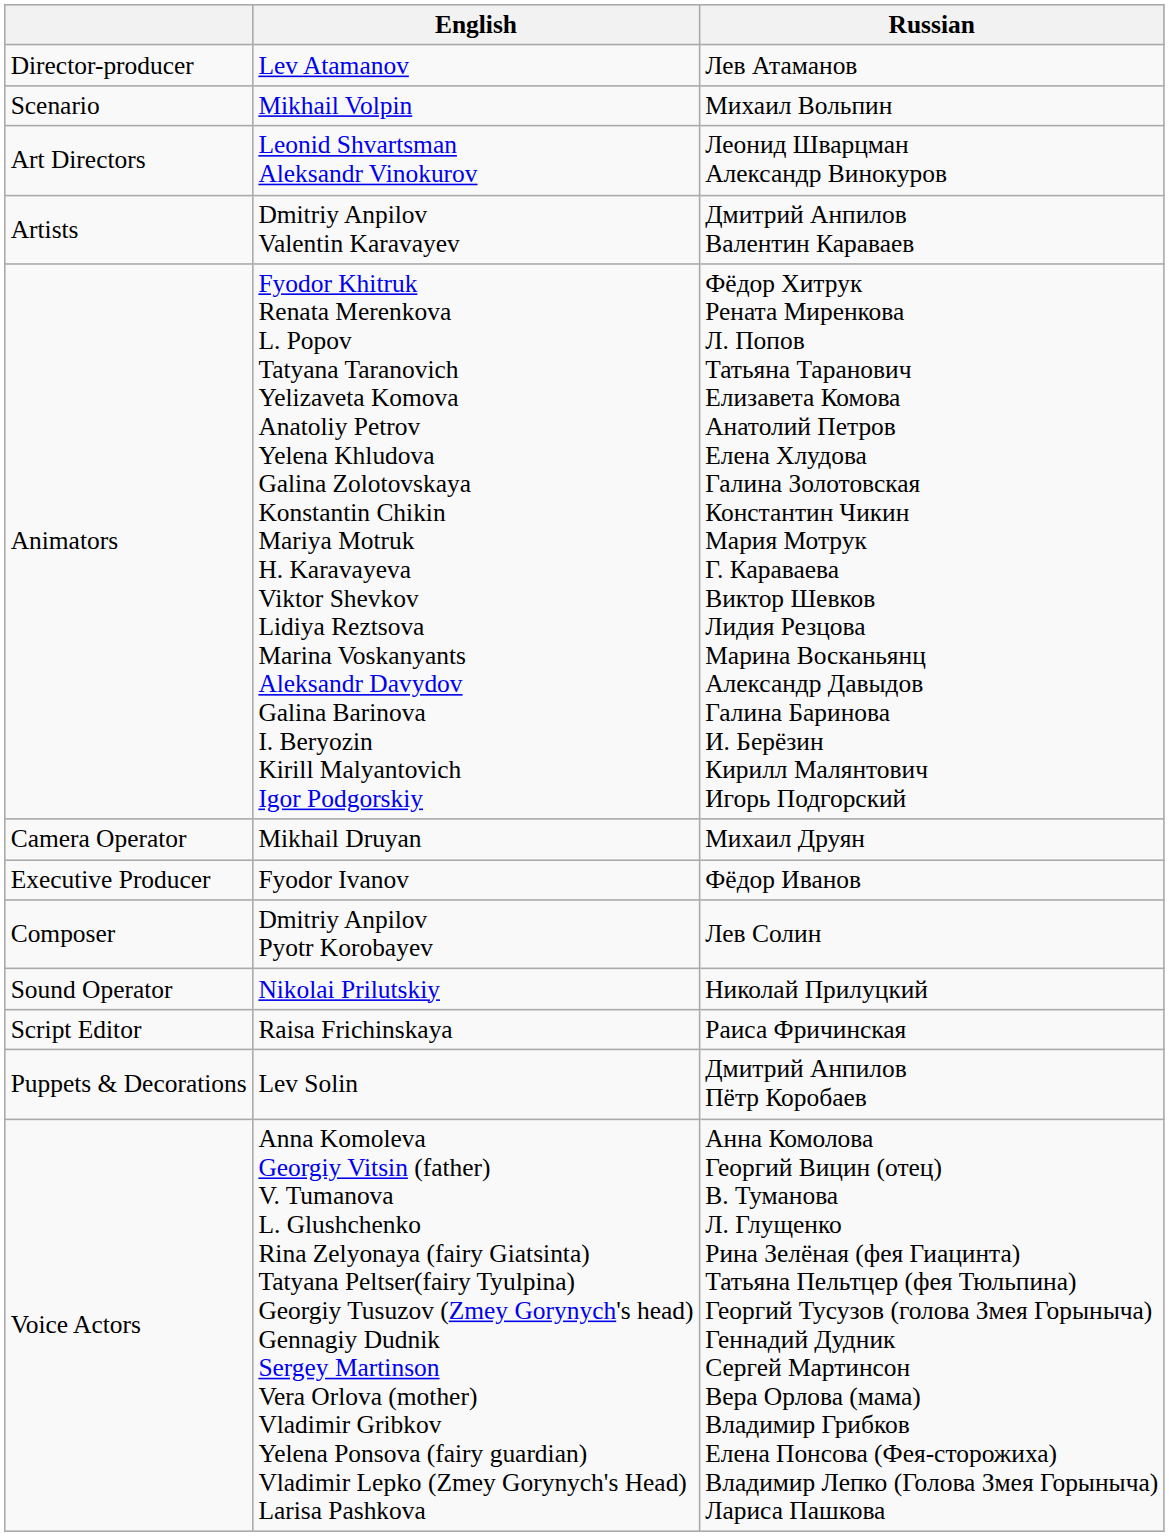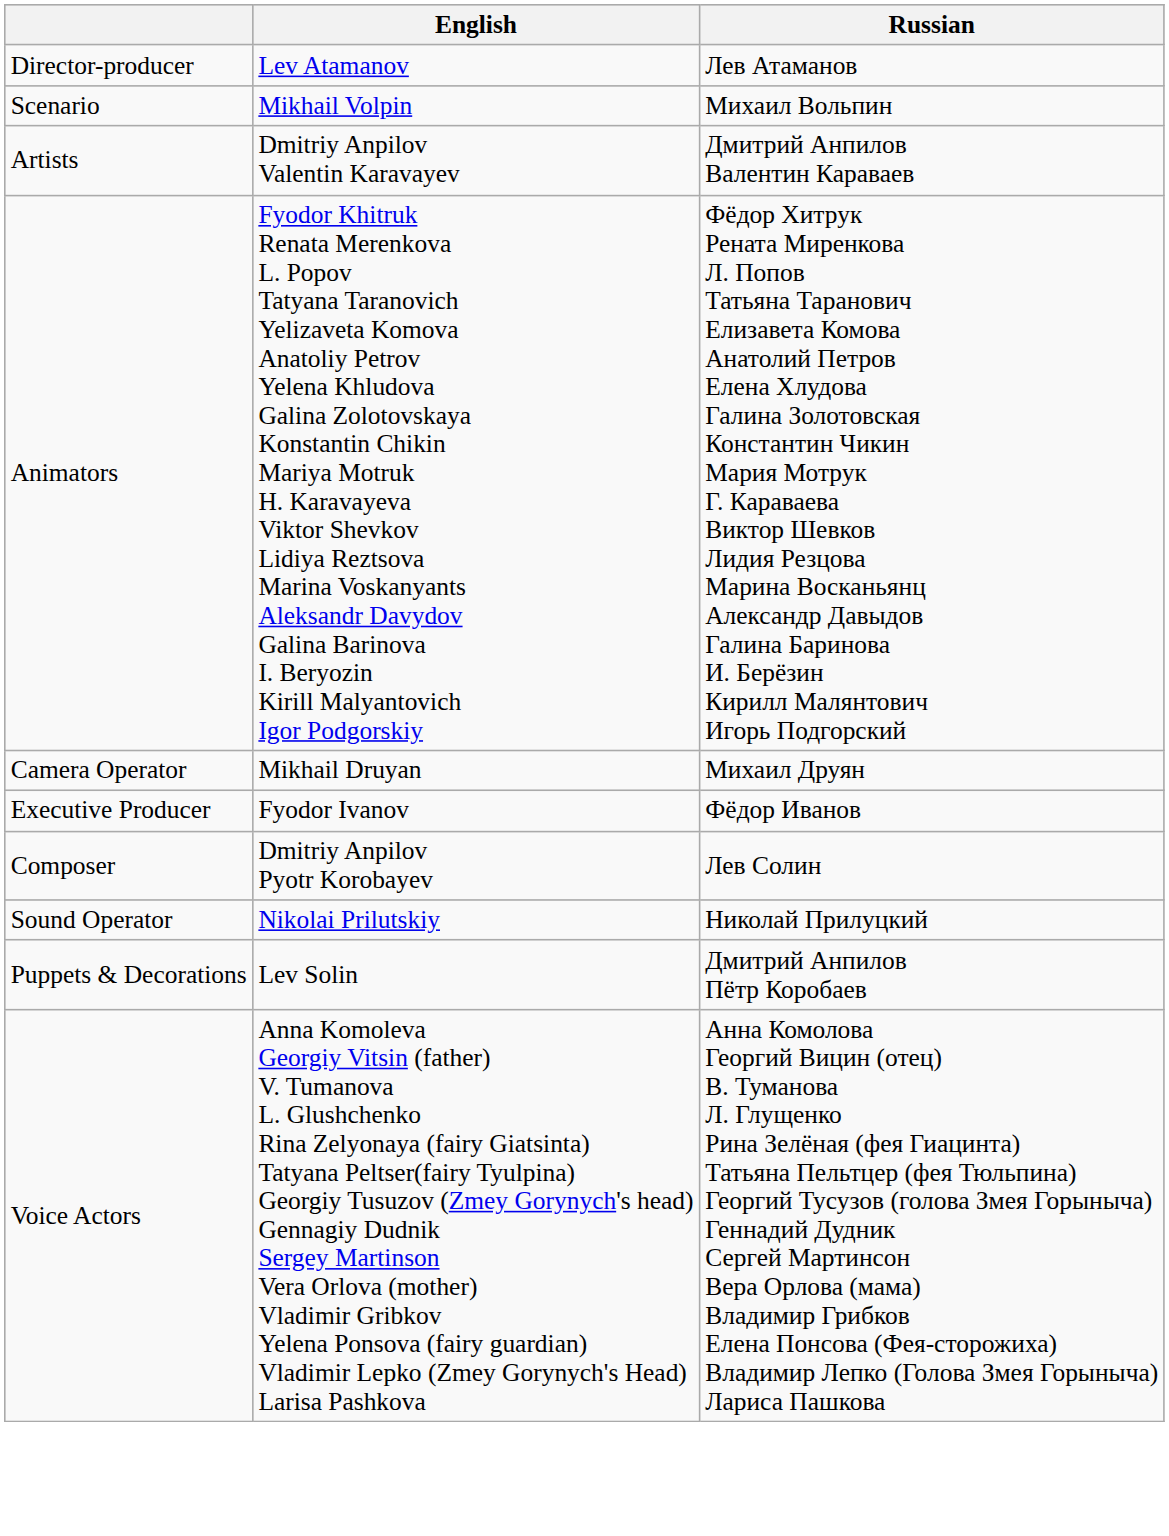- row: (78, 160)
- row: (76, 1029)
